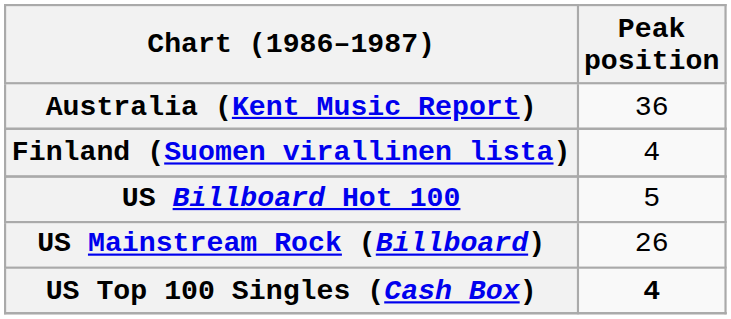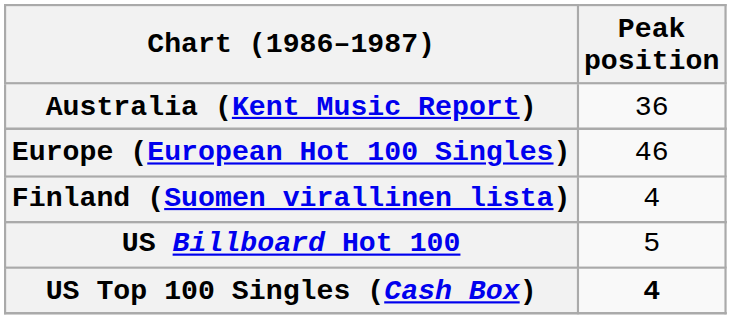+ row: (291, 153)
- row: (291, 245)
